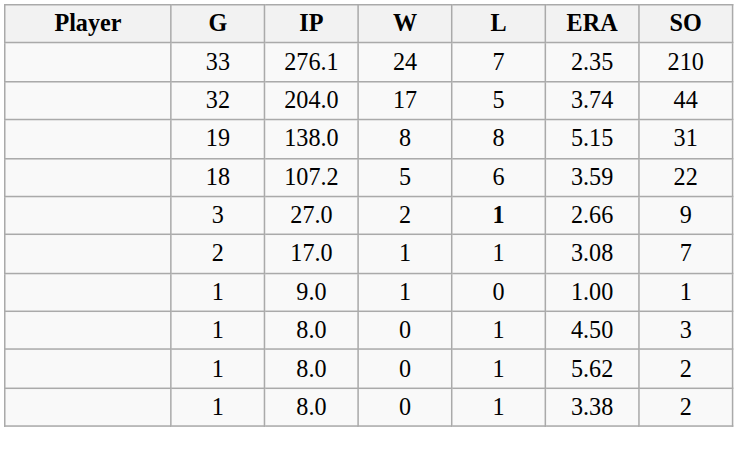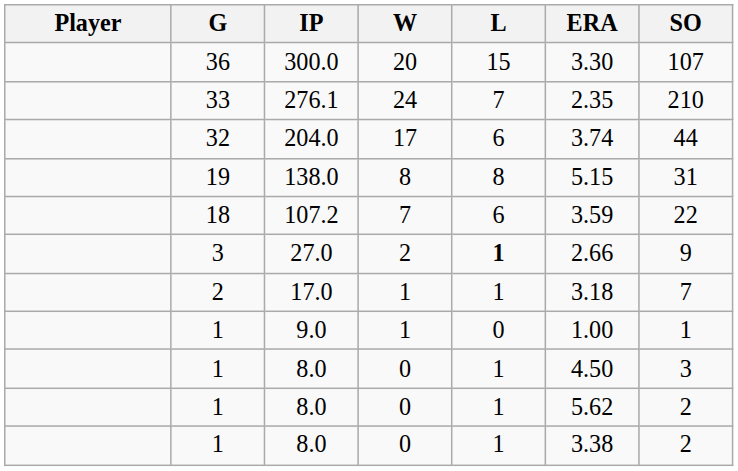+ row: (218, 61)
(499, 100) 5 -> (499, 138) 6
(405, 176) 5 -> (405, 215) 7
(592, 253) 3.08 -> (592, 291) 3.18
